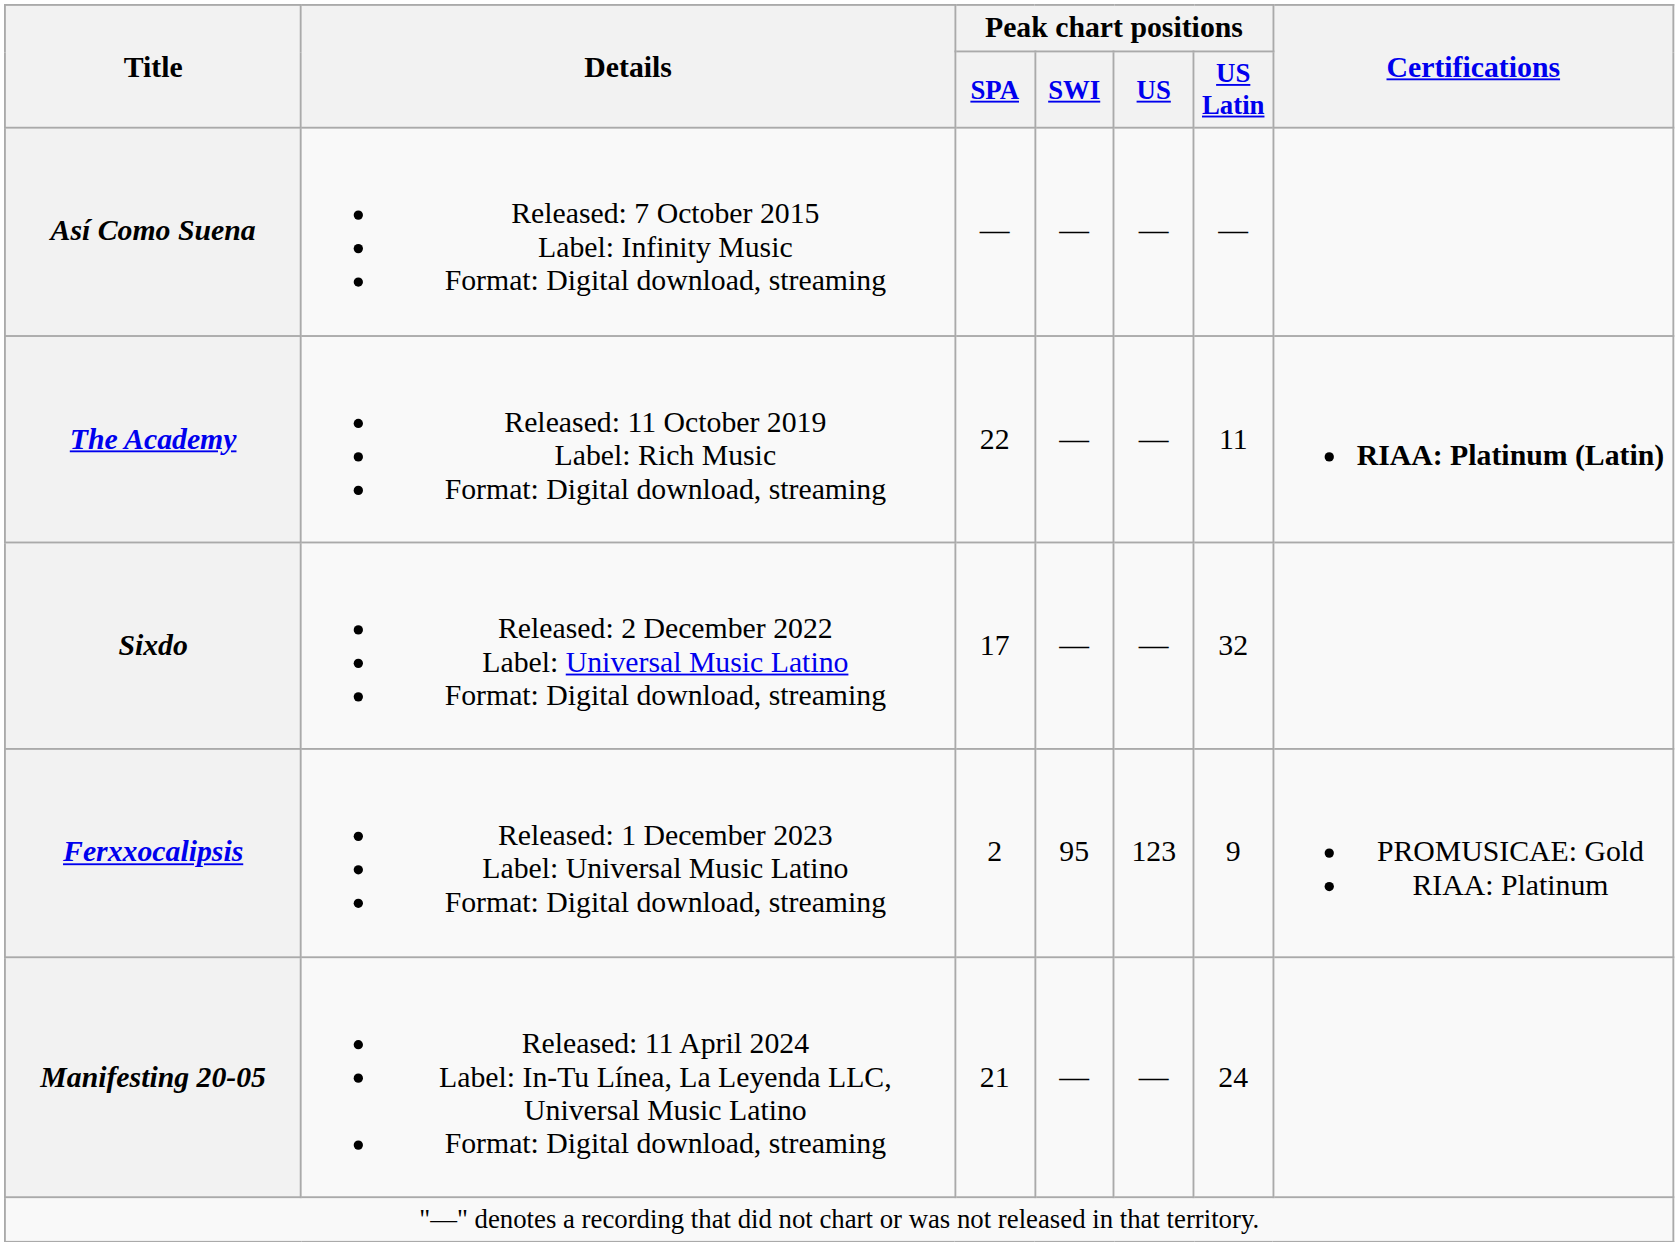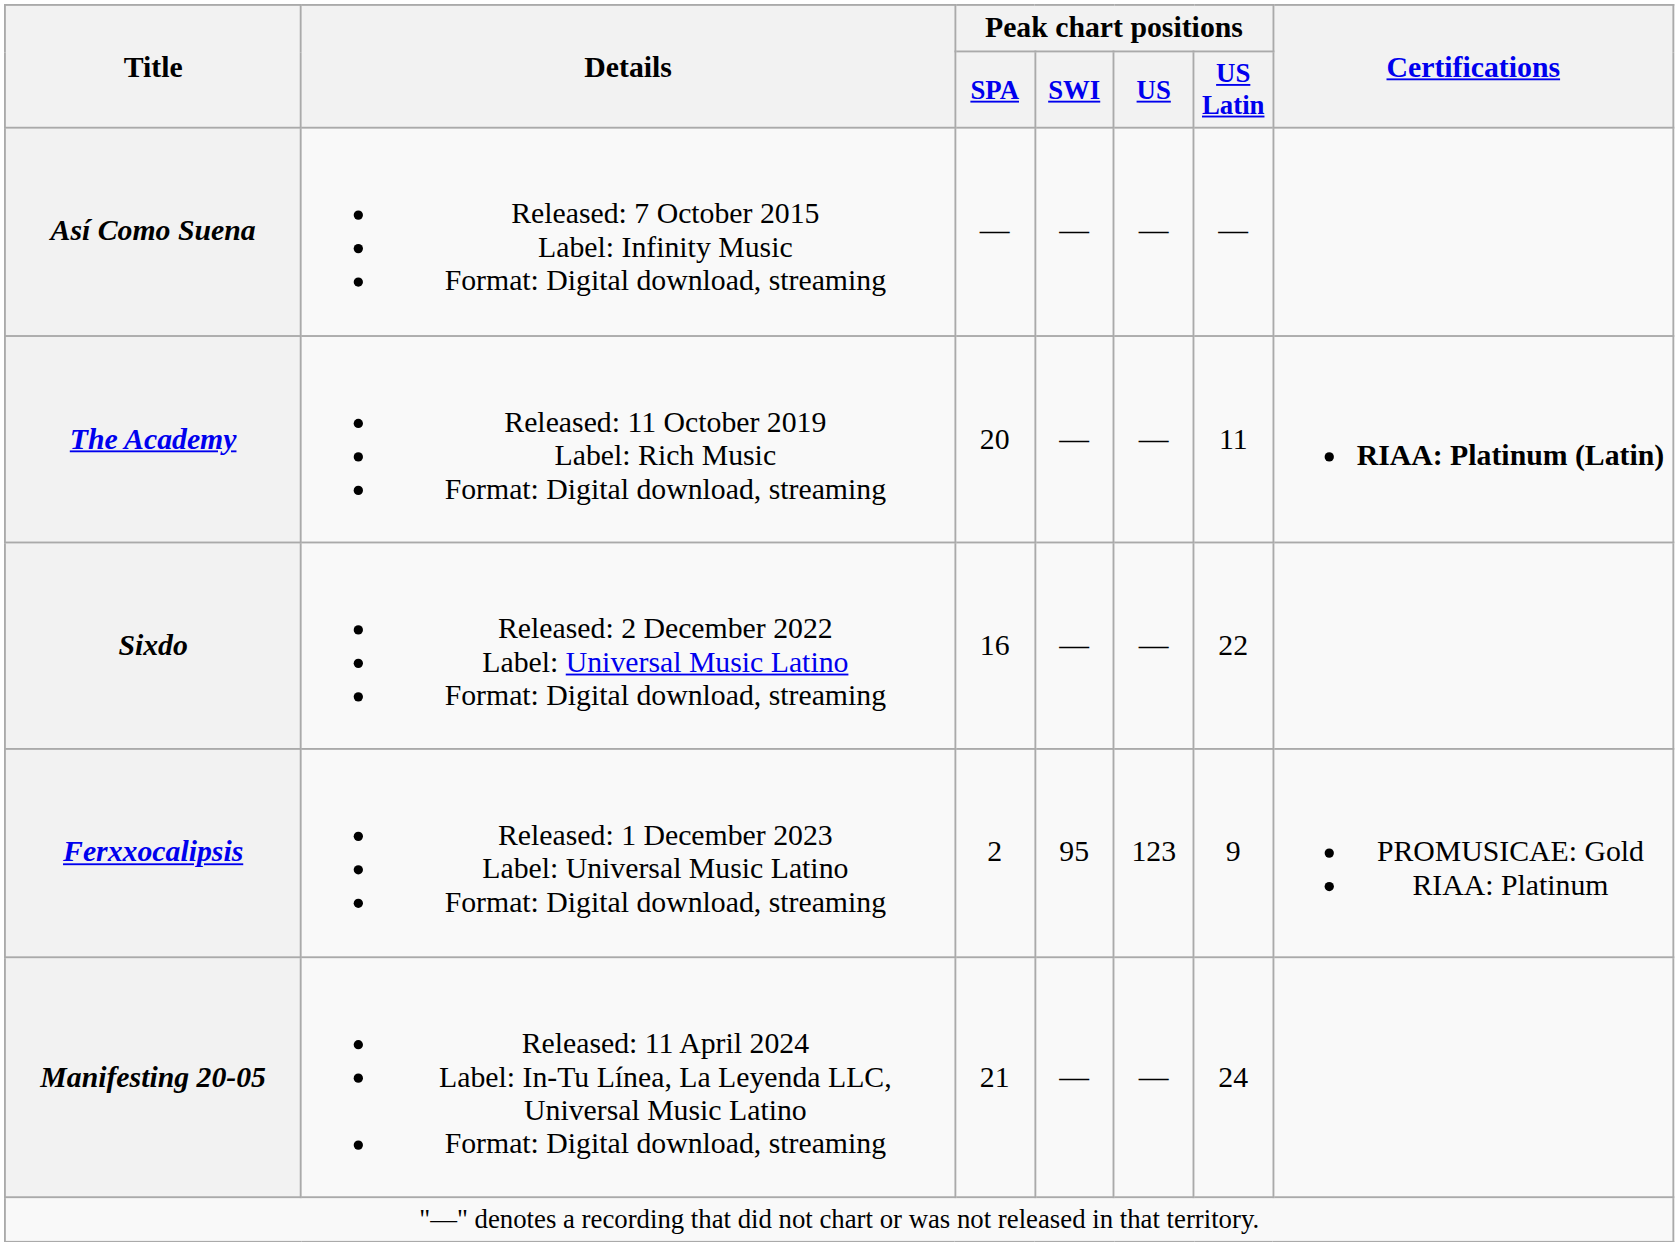(995, 438) 22 -> (995, 438) 20
(995, 645) 17 -> (995, 645) 16
(1233, 645) 32 -> (1233, 645) 22
